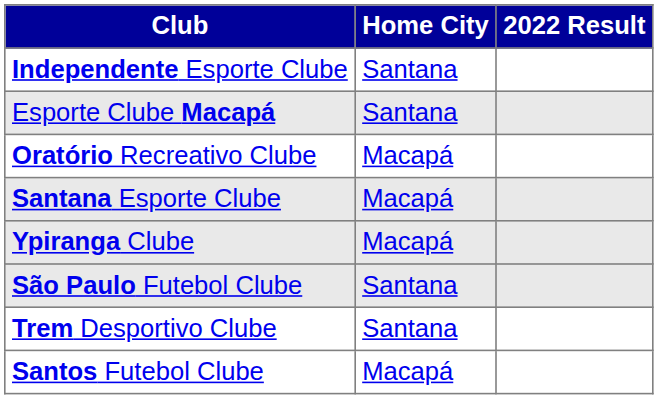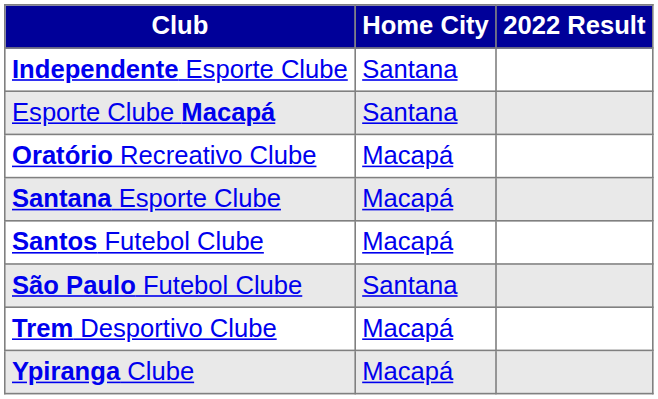rows swapped: (138, 371) <-> (103, 242)
(410, 328) Santana -> (408, 328) Macapá
